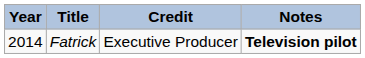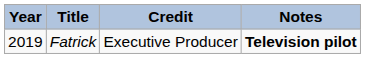(25, 42) 2014 -> (25, 42) 2019
